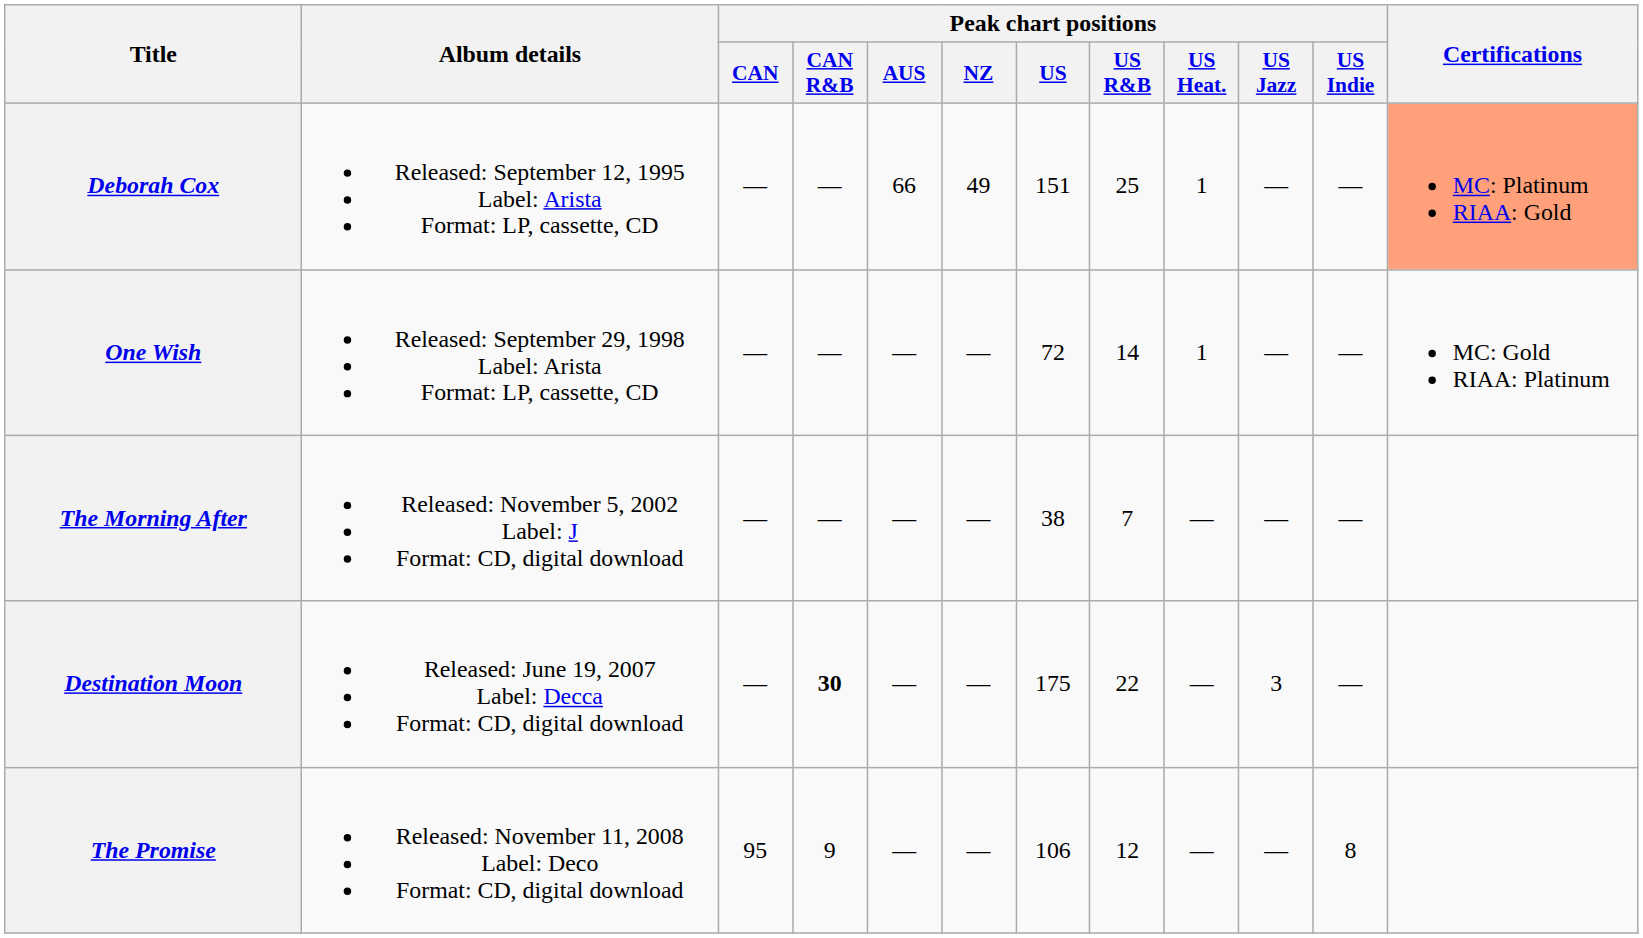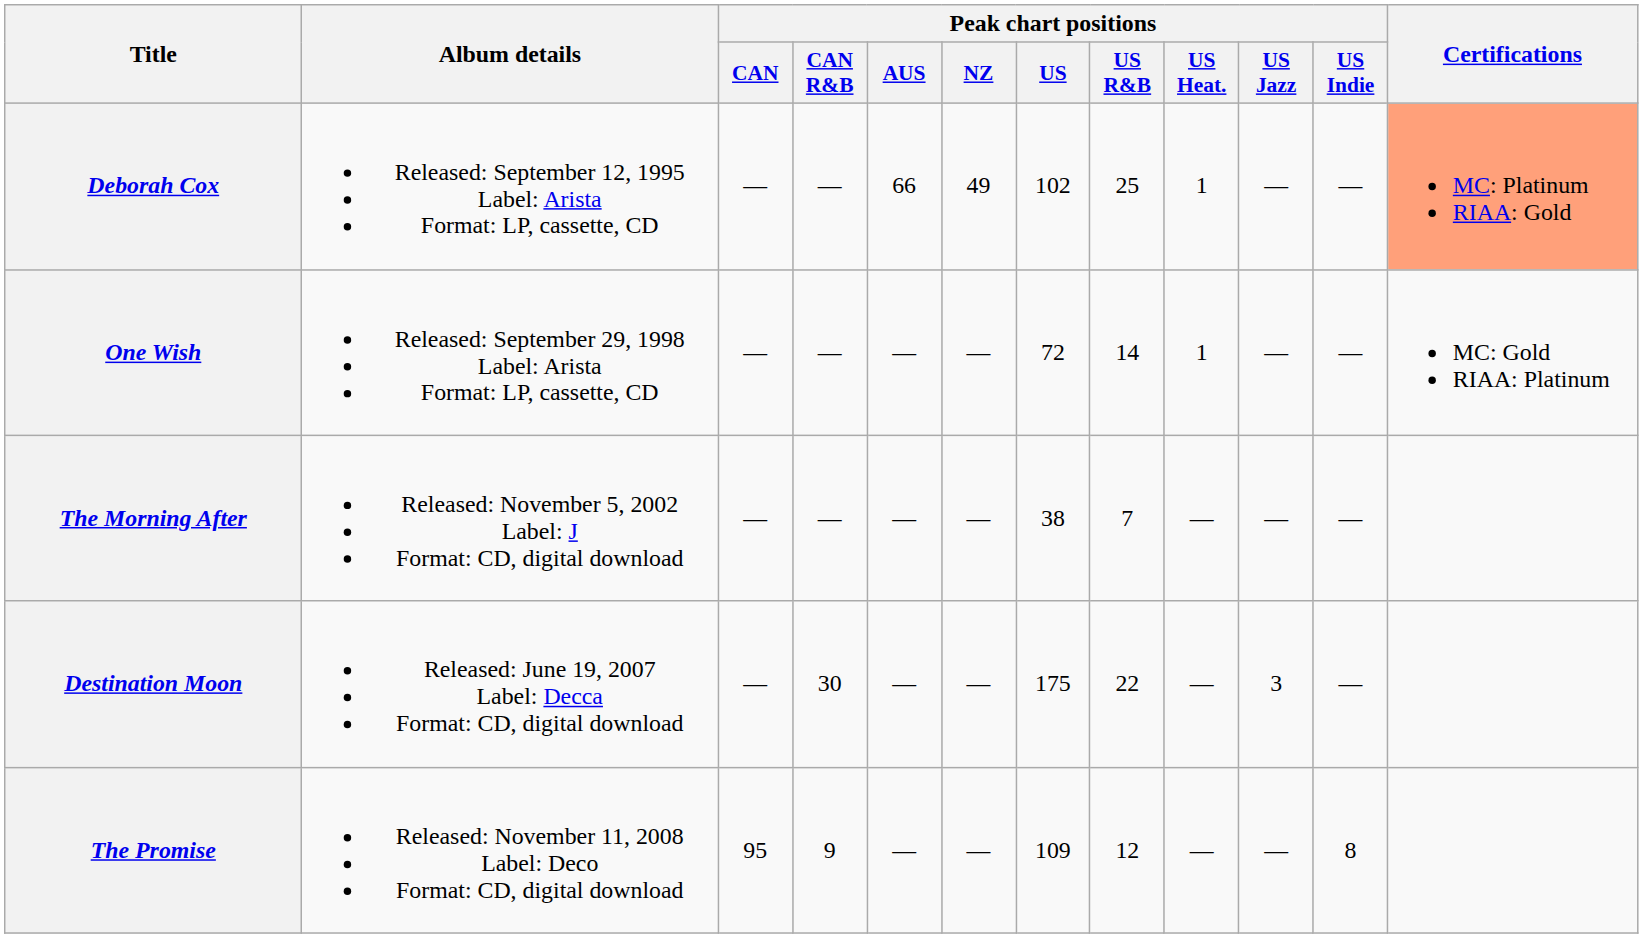(1053, 186) 151 -> (1053, 186) 102
(830, 683) bold -> (830, 683) normal
(1053, 849) 106 -> (1053, 849) 109
